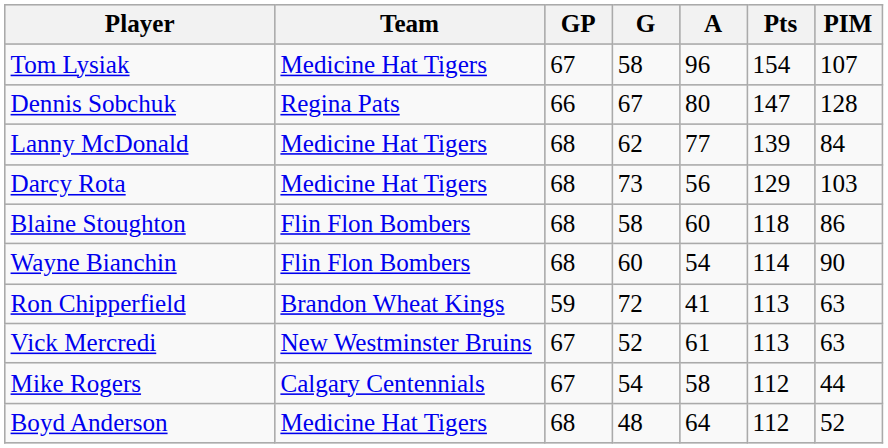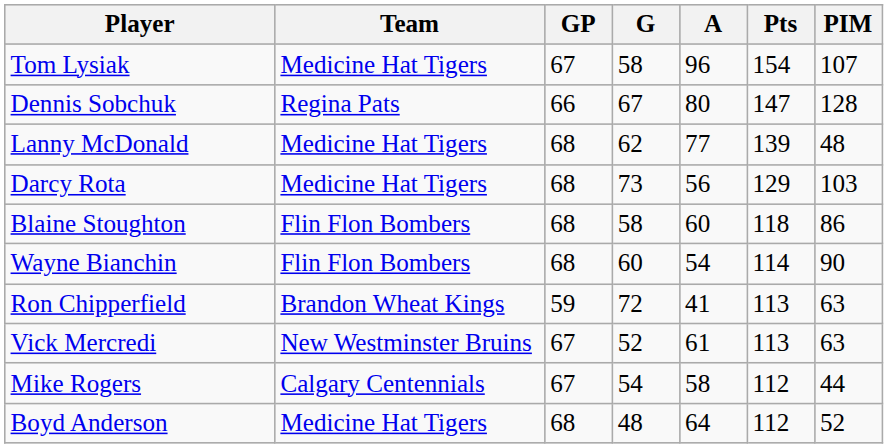(833, 143) 84 -> (833, 143) 48
